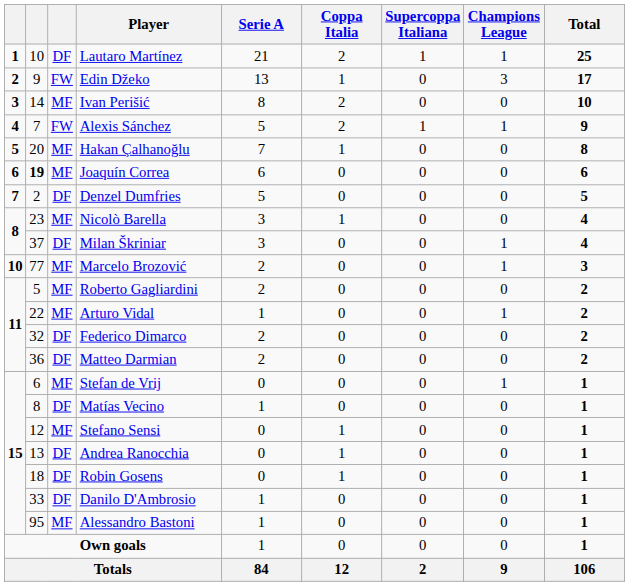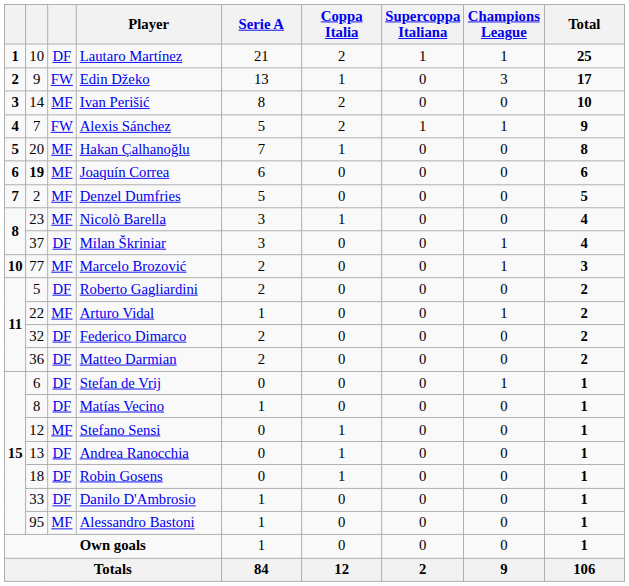(62, 196) DF -> (62, 196) MF
(62, 289) MF -> (62, 289) DF
(62, 382) MF -> (62, 382) DF
